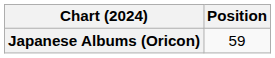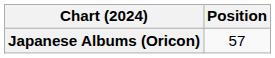(237, 40) 59 -> (237, 40) 57
